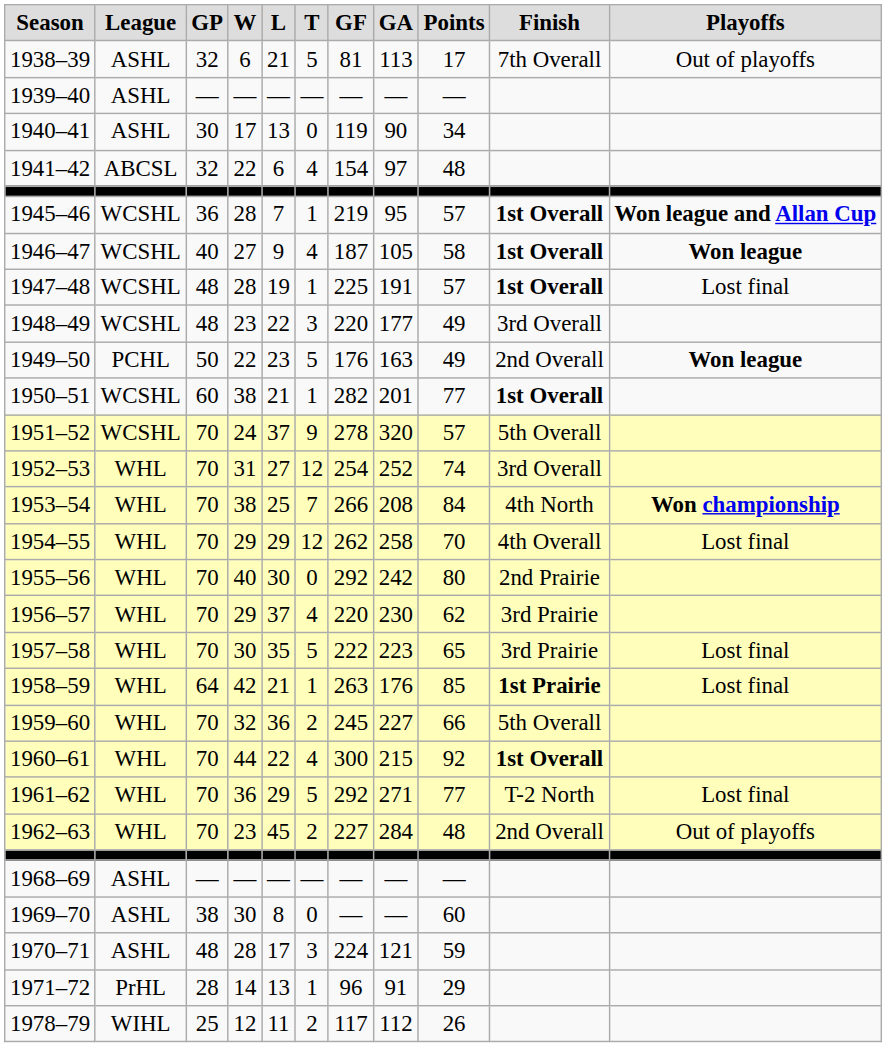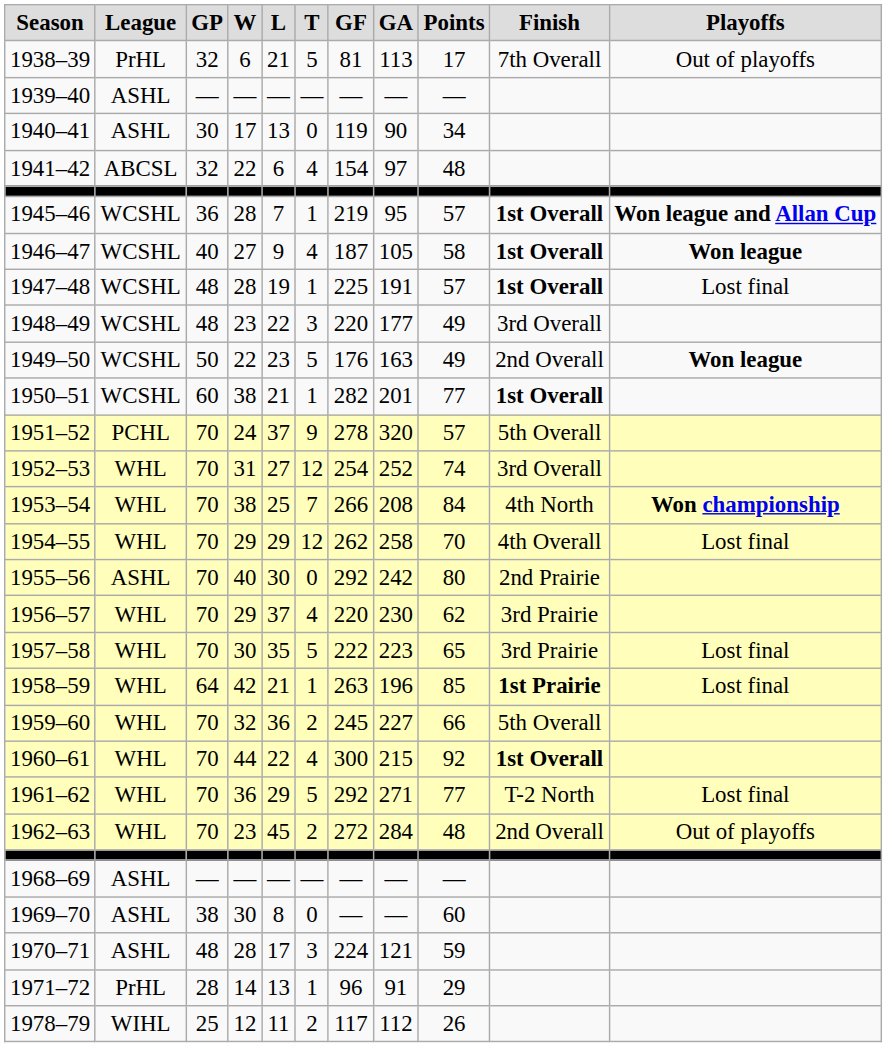(141, 58) ASHL -> (141, 58) PrHL
(141, 359) PCHL -> (141, 359) WCSHL
(141, 432) WCSHL -> (141, 432) PCHL
(141, 577) WHL -> (141, 577) ASHL
(396, 686) 176 -> (396, 686) 196
(351, 831) 227 -> (351, 831) 272
